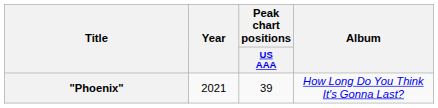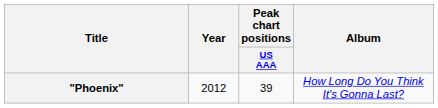(214, 88) 2021 -> (214, 88) 2012
